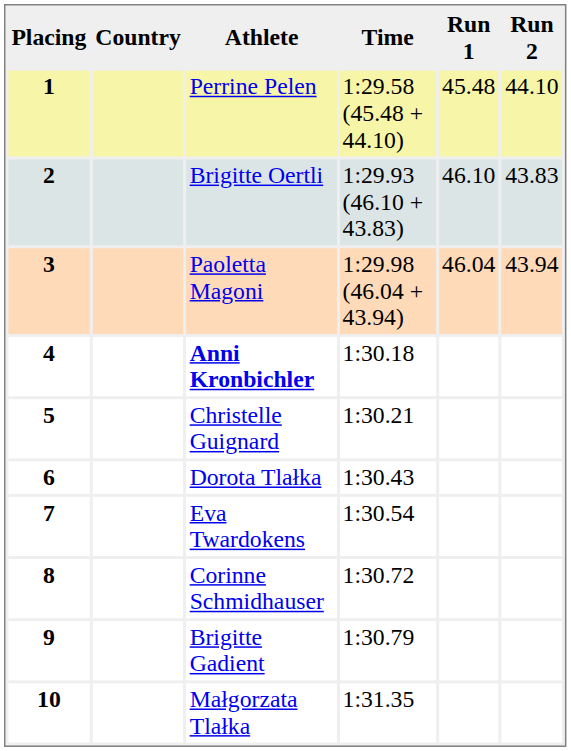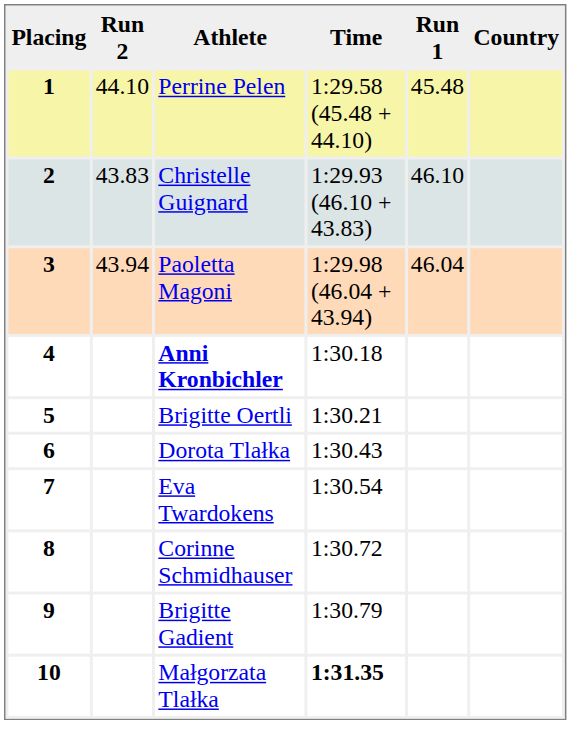columns swapped: (138, 37) <-> (532, 37)
(256, 175) Brigitte Oertli -> (204, 188) Christelle Guignard
(236, 428) Christelle Guignard -> (225, 415) Brigitte Oertli
(378, 699) normal -> (347, 672) bold
